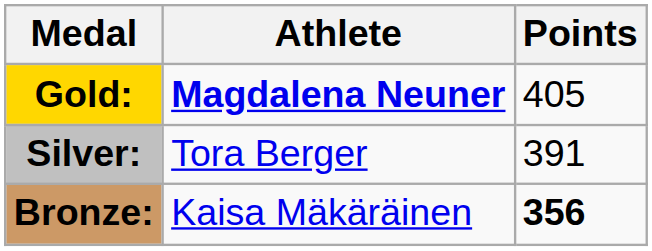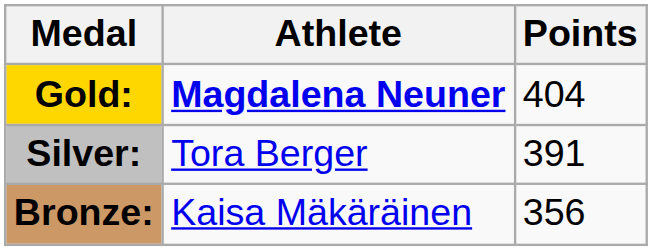(554, 93) 405 -> (554, 93) 404
(554, 213) bold -> (554, 213) normal
